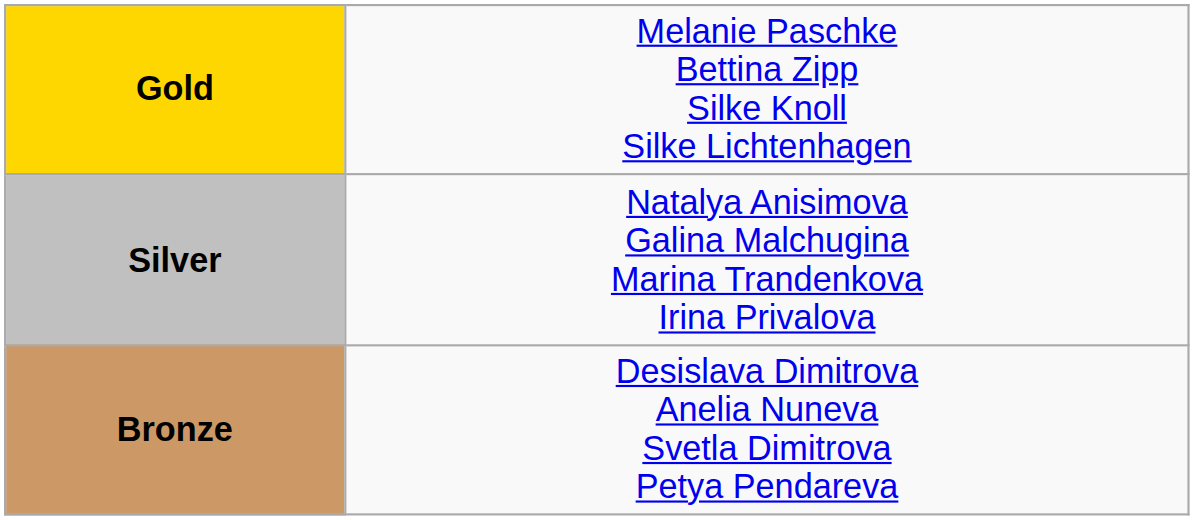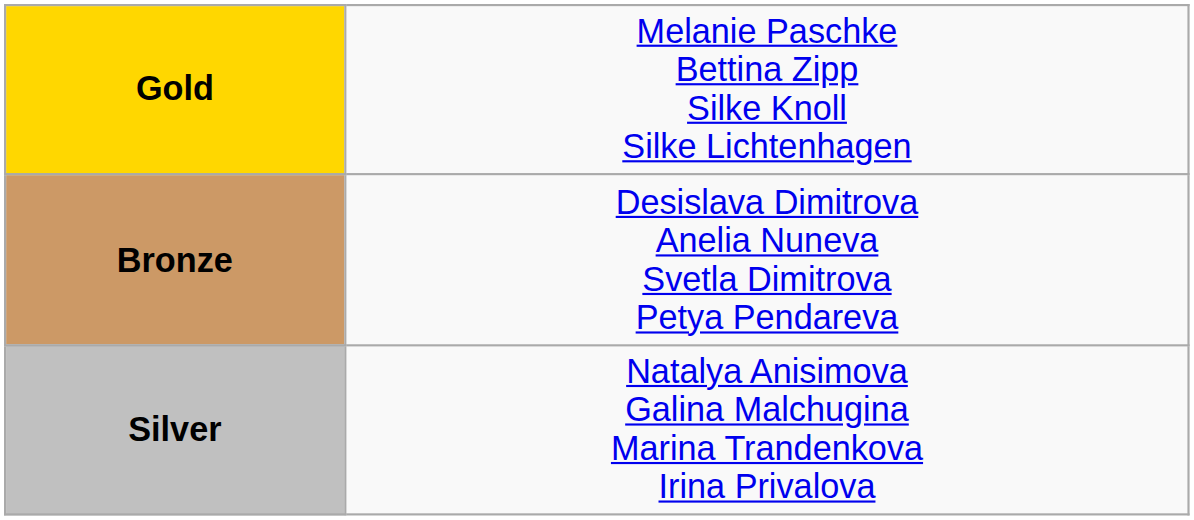rows swapped: (175, 259) <-> (175, 429)
